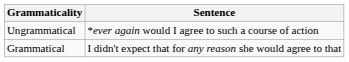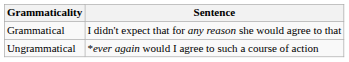rows swapped: (36, 48) <-> (41, 30)
